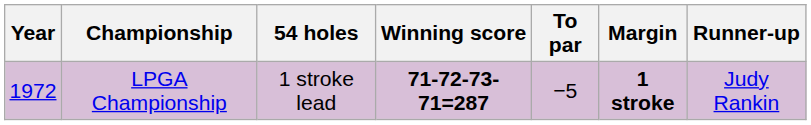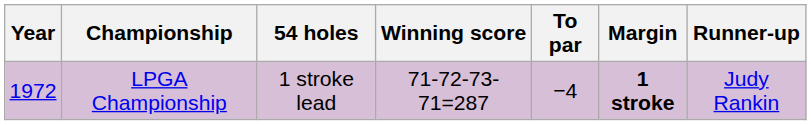(454, 90) bold -> (454, 90) normal
(565, 90) −5 -> (565, 90) −4
